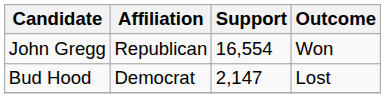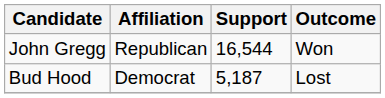(244, 48) 16,554 -> (244, 48) 16,544
(239, 78) 2,147 -> (239, 78) 5,187
